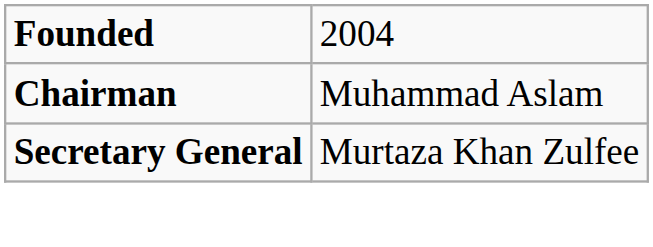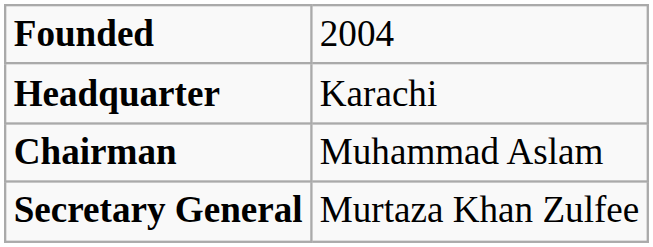+ row: (117, 92)
